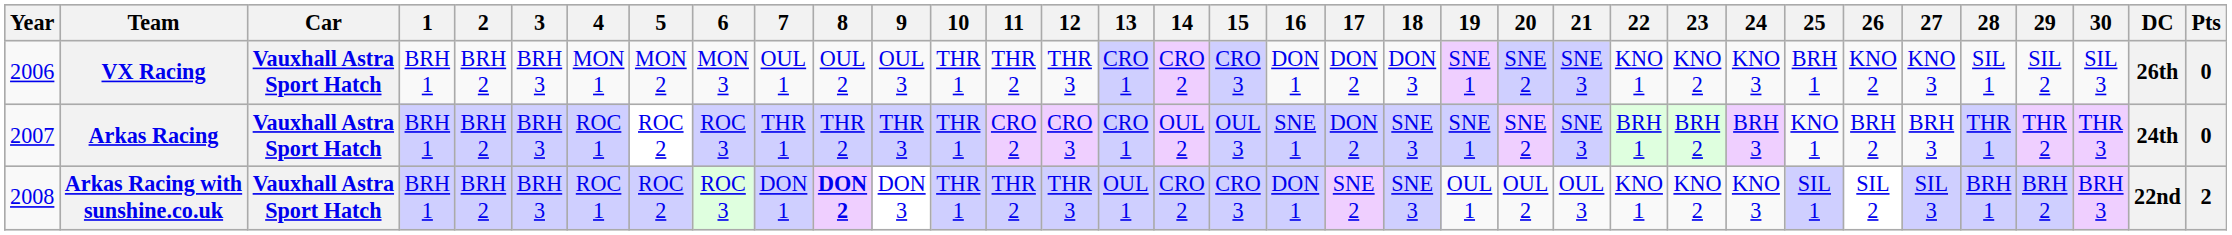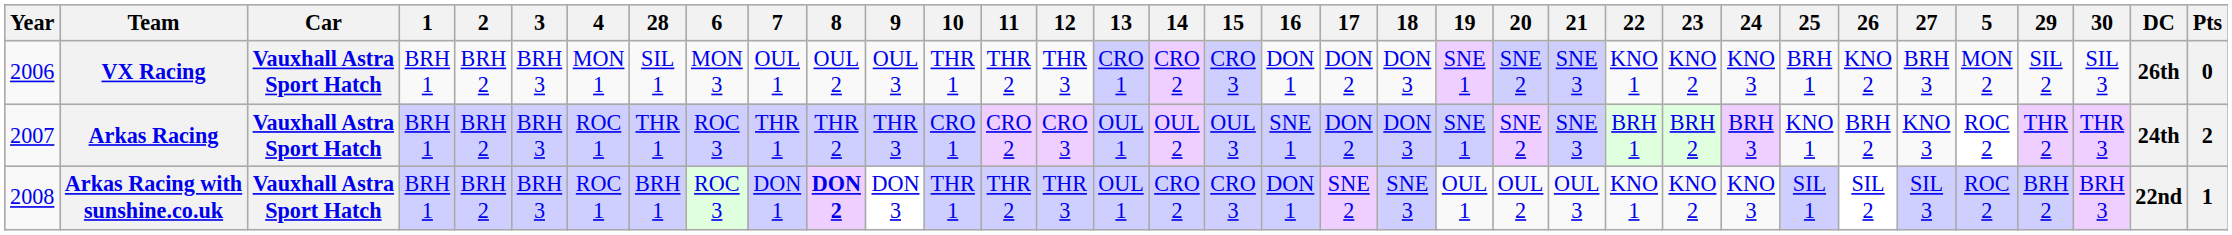columns swapped: (661, 22) <-> (1989, 22)
(1931, 71) KNO 3 -> (1926, 71) BRH 3
(958, 134) THR 1 -> (953, 134) CRO 1
(1126, 134) CRO 1 -> (1121, 134) OUL 1
(1412, 134) SNE 3 -> (1407, 134) DON 3
(1931, 134) BRH 3 -> (1926, 134) KNO 3
(2206, 134) 0 -> (2207, 134) 2
(2206, 197) 2 -> (2207, 197) 1
